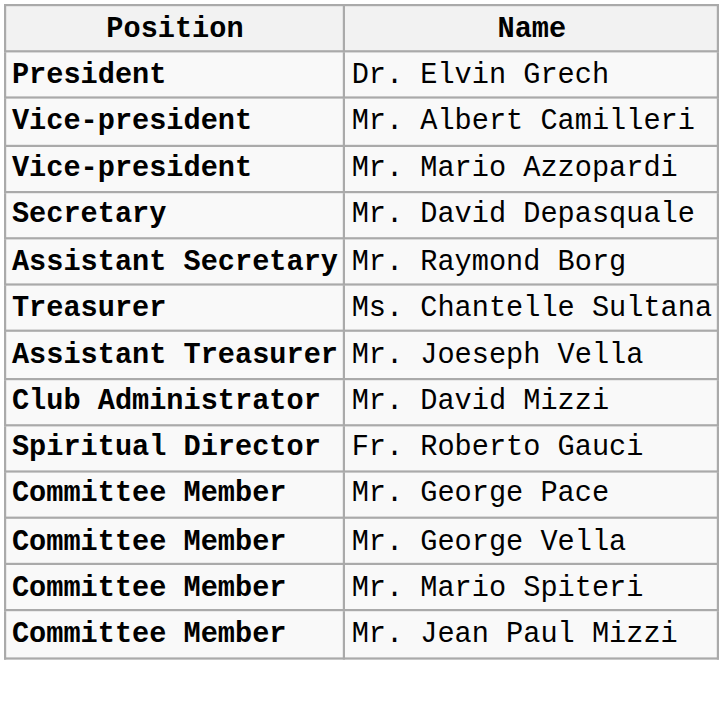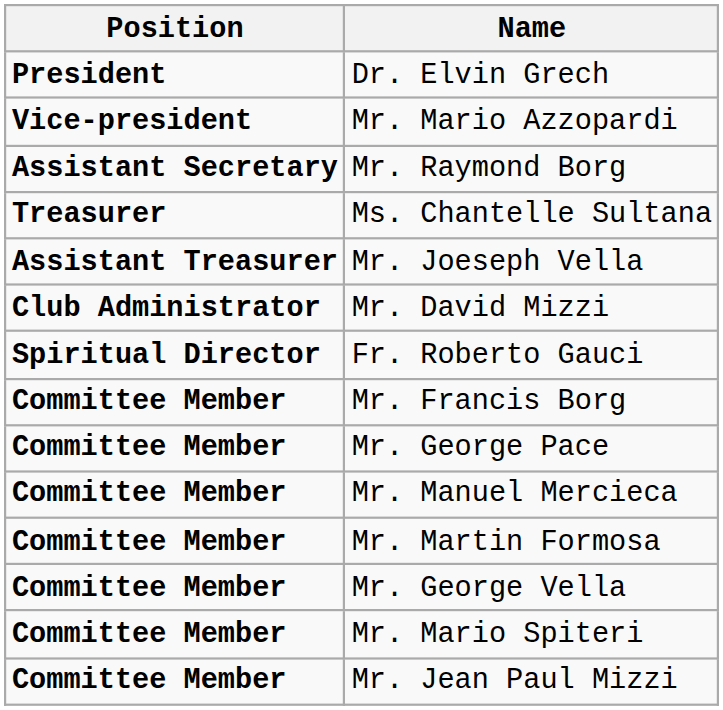- row: (523, 122)
- row: (523, 215)
+ row: (489, 401)
+ row: (515, 495)
+ row: (506, 541)
